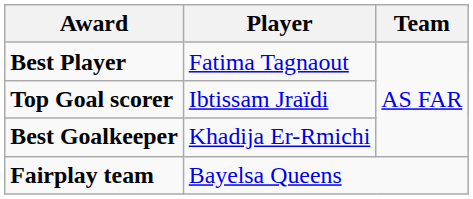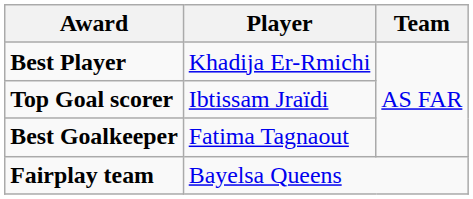(269, 61) Fatima Tagnaout -> (280, 61) Khadija Er-Rmichi
(280, 136) Khadija Er-Rmichi -> (269, 136) Fatima Tagnaout
